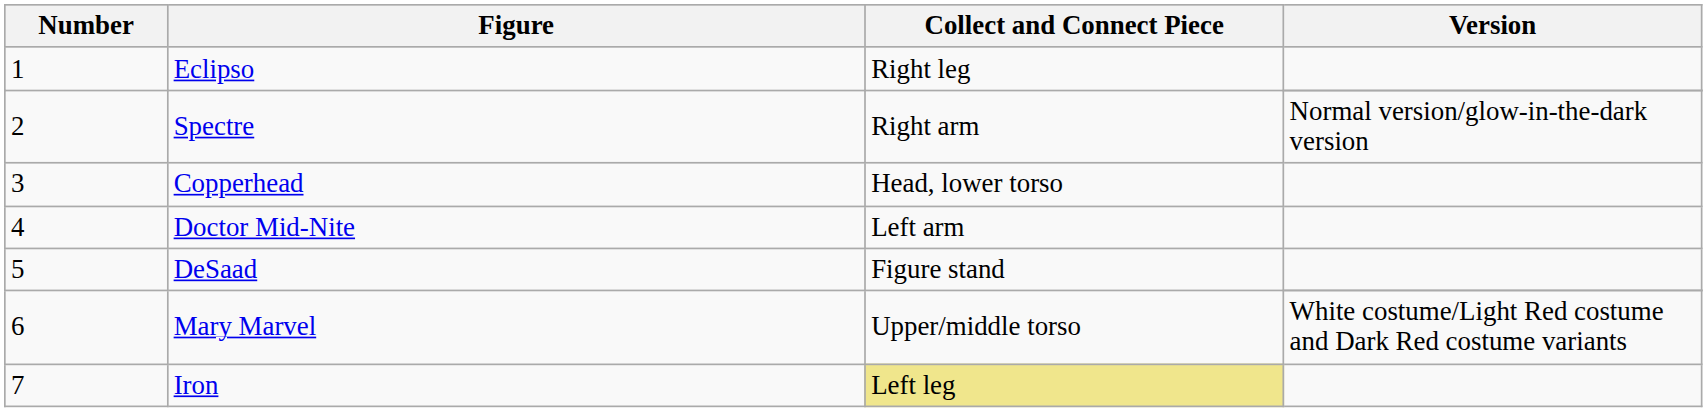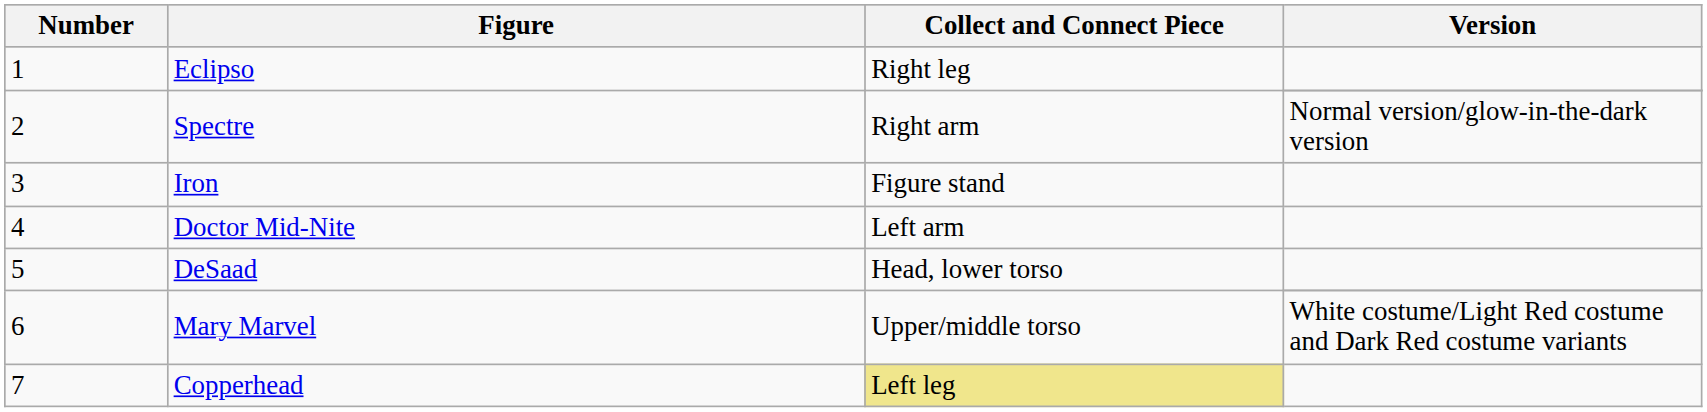(239, 183) Copperhead -> (196, 183) Iron
(967, 183) Head, lower torso -> (938, 183) Figure stand
(938, 269) Figure stand -> (967, 269) Head, lower torso
(196, 384) Iron -> (239, 384) Copperhead
